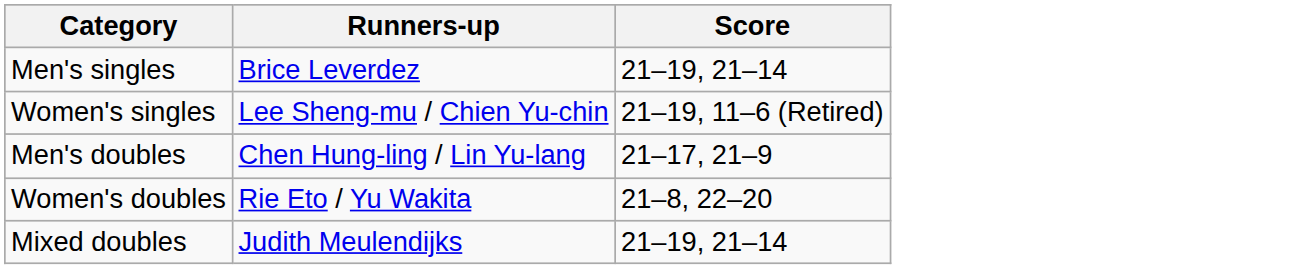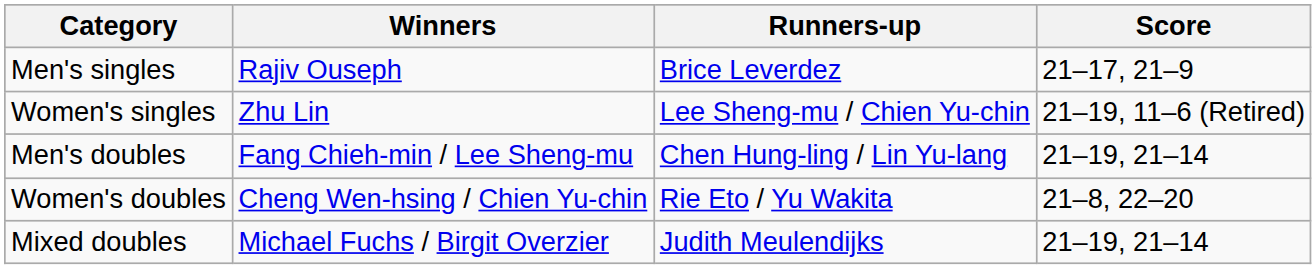+ column: (443, 26)
(704, 69) 21–19, 21–14 -> (1118, 69) 21–17, 21–9
(697, 155) 21–17, 21–9 -> (1126, 155) 21–19, 21–14
